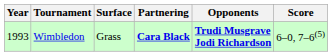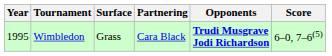(18, 36) 1993 -> (18, 36) 1995
(163, 36) bold -> (161, 36) normal
